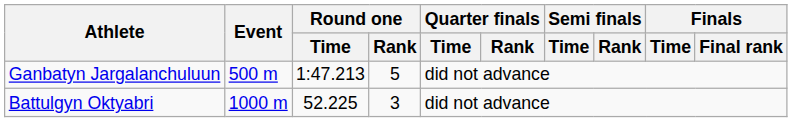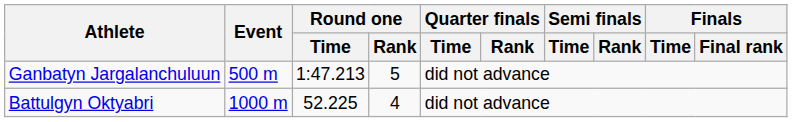(395, 103) 3 -> (395, 103) 4
